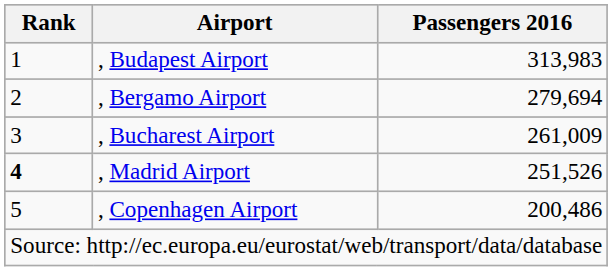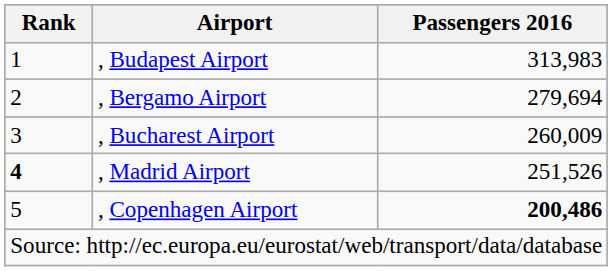(565, 134) 261,009 -> (565, 134) 260,009
(565, 209) normal -> (565, 209) bold
